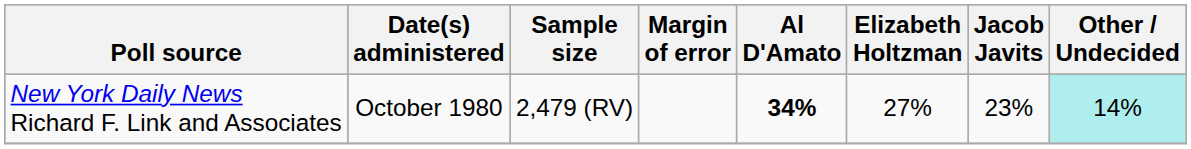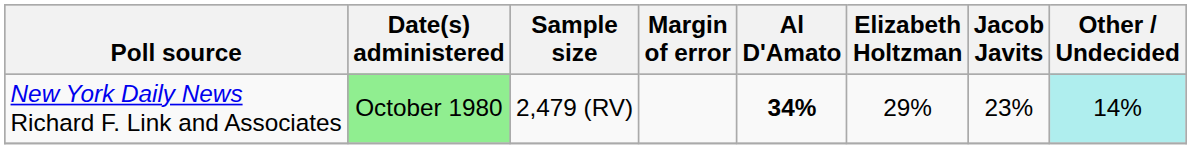(429, 108) no background -> (429, 108) lightgreen background
(908, 108) 27% -> (908, 108) 29%
